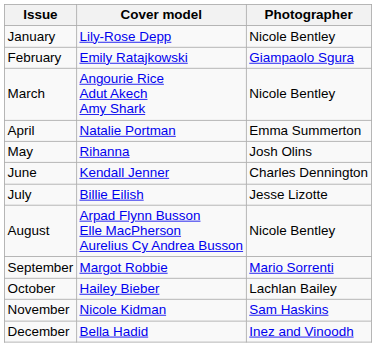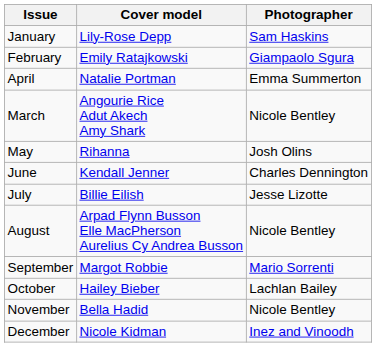(292, 36) Nicole Bentley -> (289, 36) Sam Haskins
rows swapped: (26, 94) <-> (21, 130)
(123, 310) Nicole Kidman -> (114, 310) Bella Hadid
(289, 310) Sam Haskins -> (292, 310) Nicole Bentley
(114, 331) Bella Hadid -> (123, 331) Nicole Kidman
